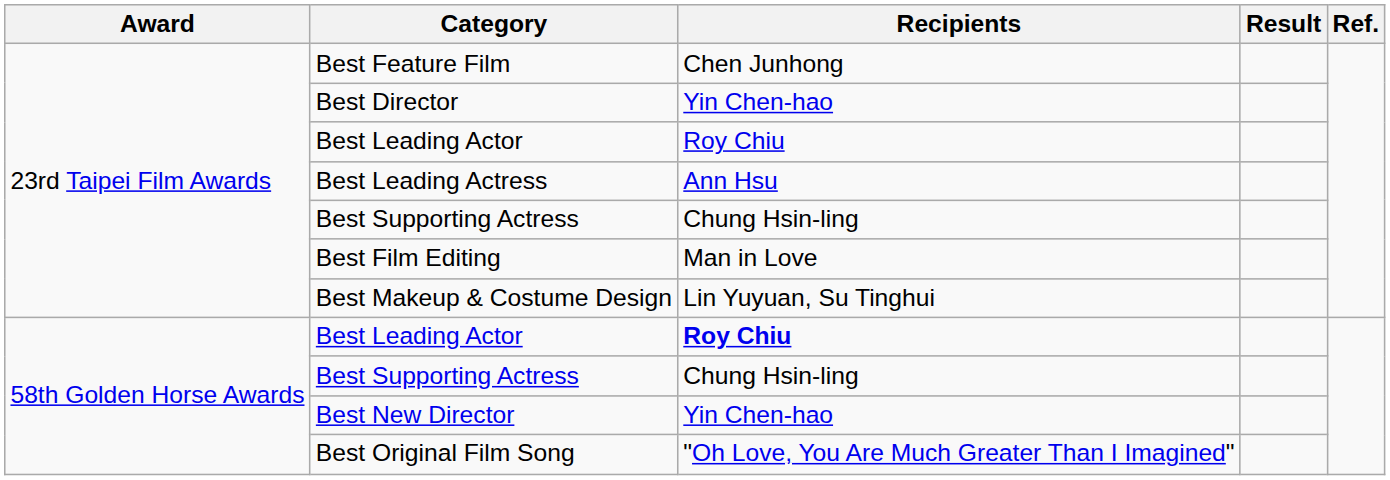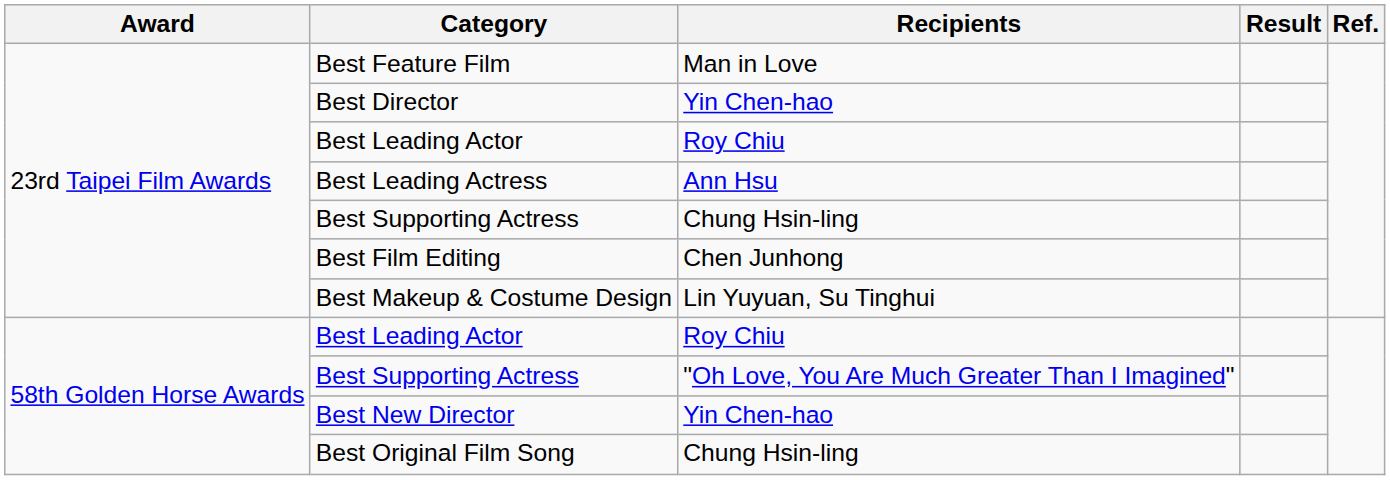(763, 63) Chen Junhong -> (750, 63) Man in Love
(750, 258) Man in Love -> (763, 258) Chen Junhong
(737, 336) bold -> (734, 336) normal
(771, 375) Chung Hsin-ling -> (959, 375) "Oh Love, You Are Much Greater Than I Imagined"
(959, 453) "Oh Love, You Are Much Greater Than I Imagined" -> (771, 453) Chung Hsin-ling
